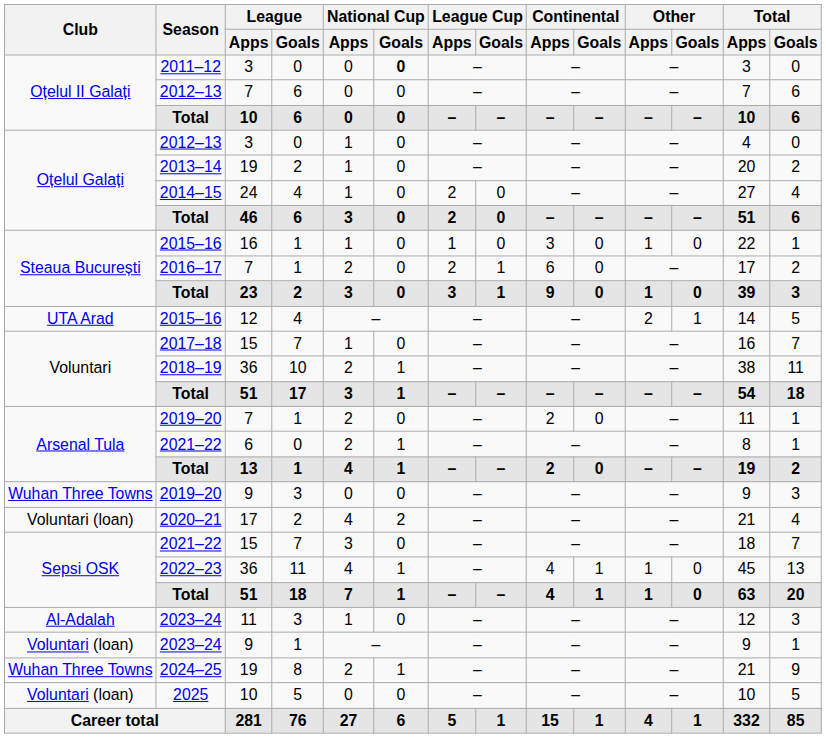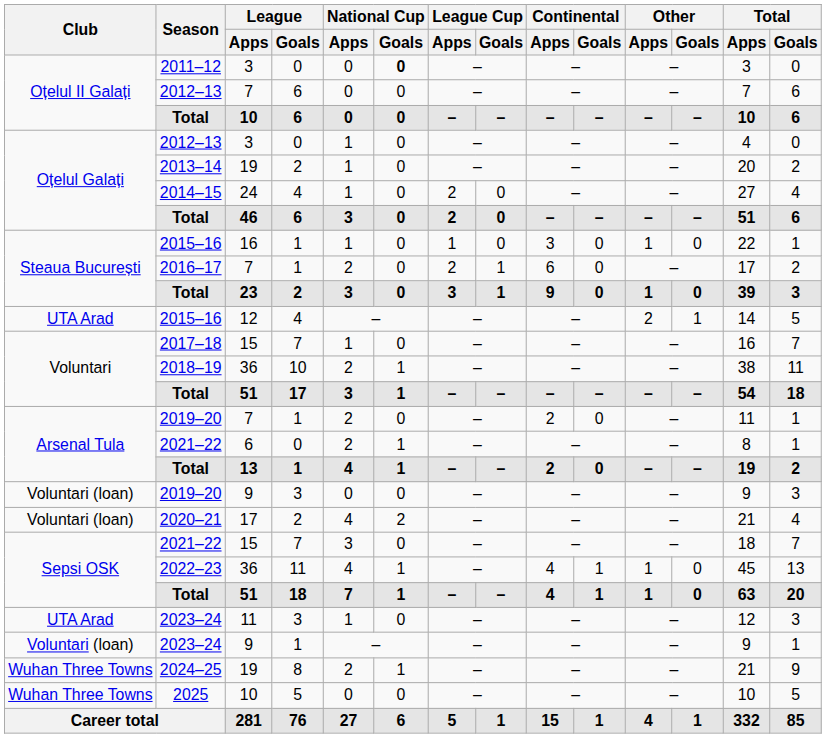(80, 494) Wuhan Three Towns -> (80, 494) Voluntari (loan)
(80, 619) Al-Adalah -> (80, 619) UTA Arad
(80, 695) Voluntari (loan) -> (80, 695) Wuhan Three Towns
